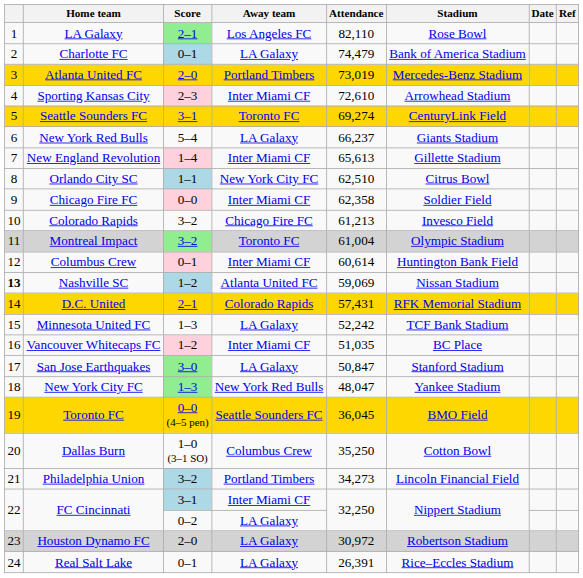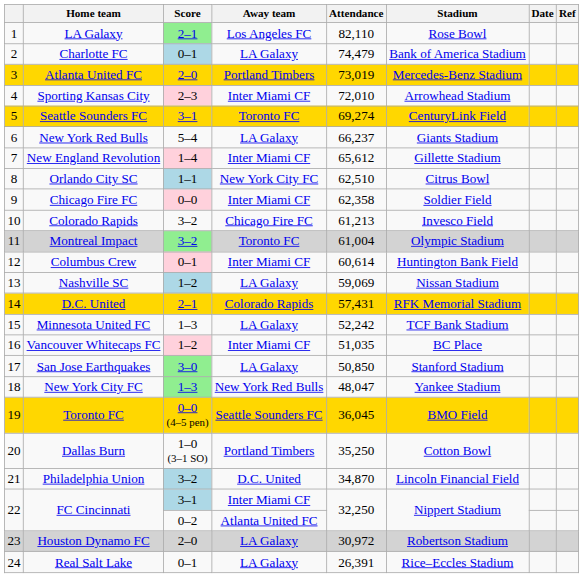(356, 95) 72,610 -> (356, 95) 72,010
(356, 158) 65,613 -> (356, 158) 65,612
(14, 282) bold -> (14, 282) normal
(269, 282) Atlanta United FC -> (269, 282) LA Galaxy
(356, 366) 50,847 -> (356, 366) 50,850
(269, 450) Columbus Crew -> (269, 450) Portland Timbers
(269, 478) Portland Timbers -> (269, 478) D.C. United
(356, 478) 34,273 -> (356, 478) 34,870
(269, 520) LA Galaxy -> (269, 520) Atlanta United FC
